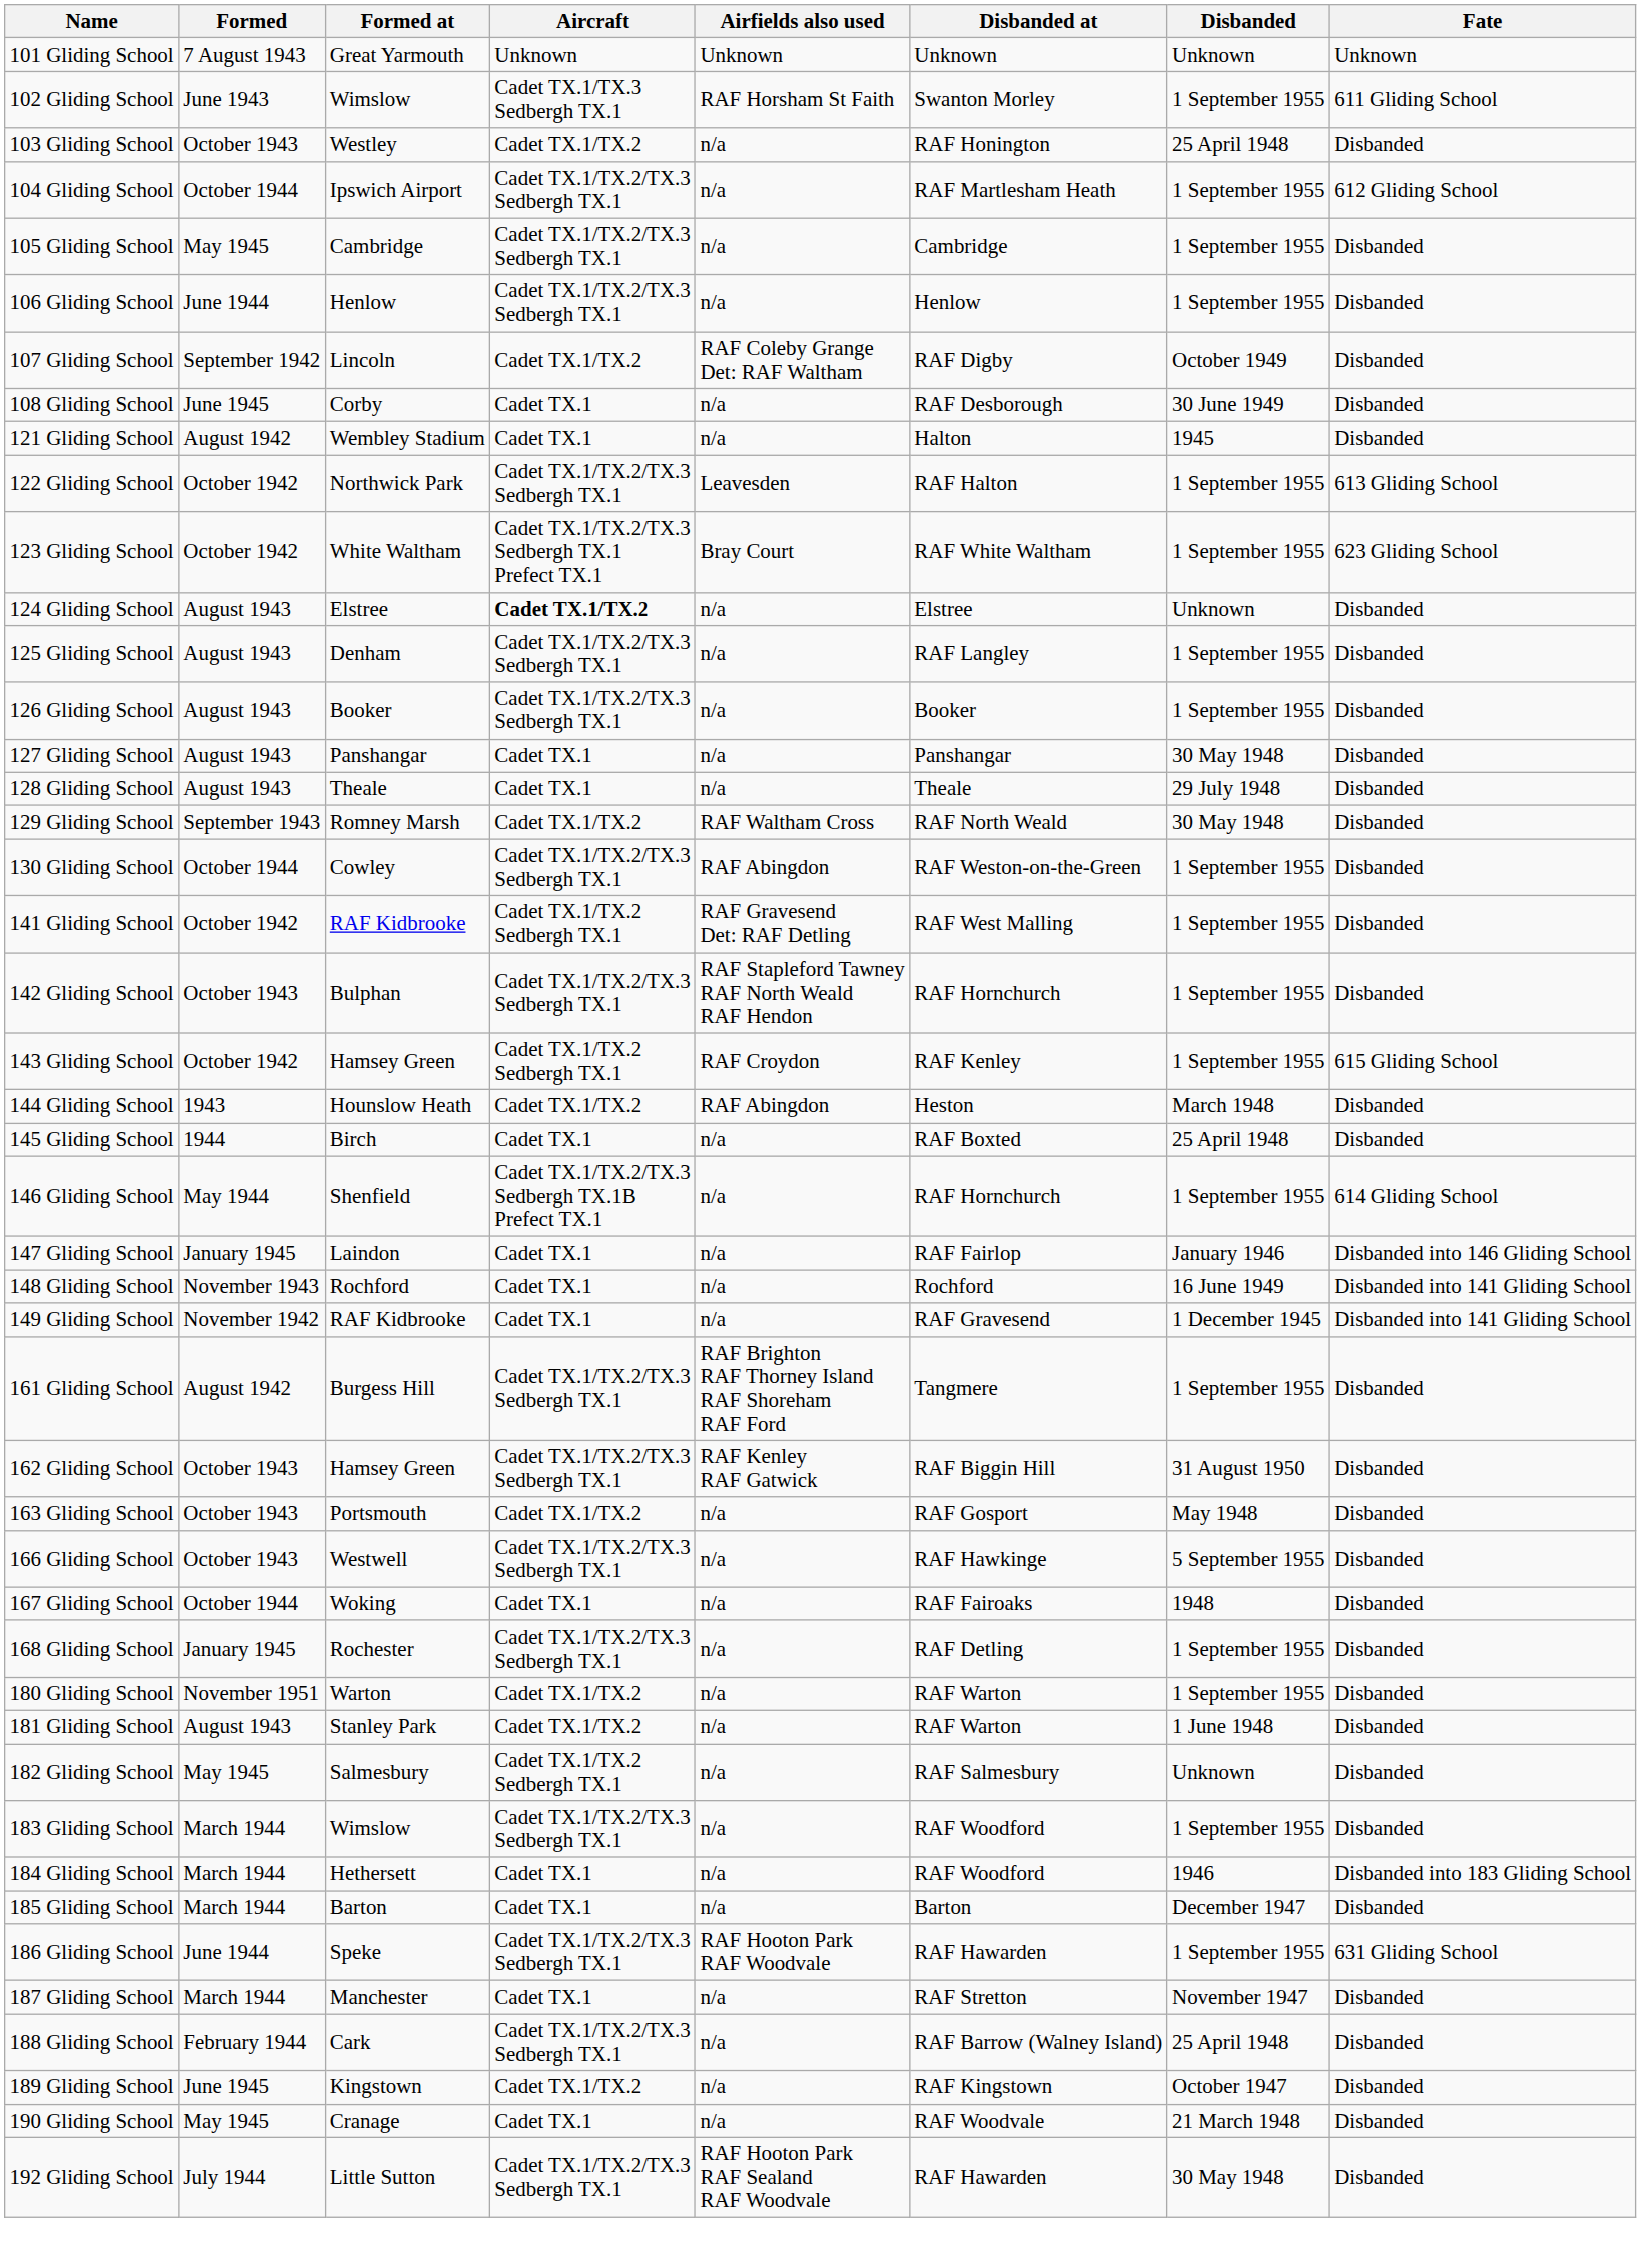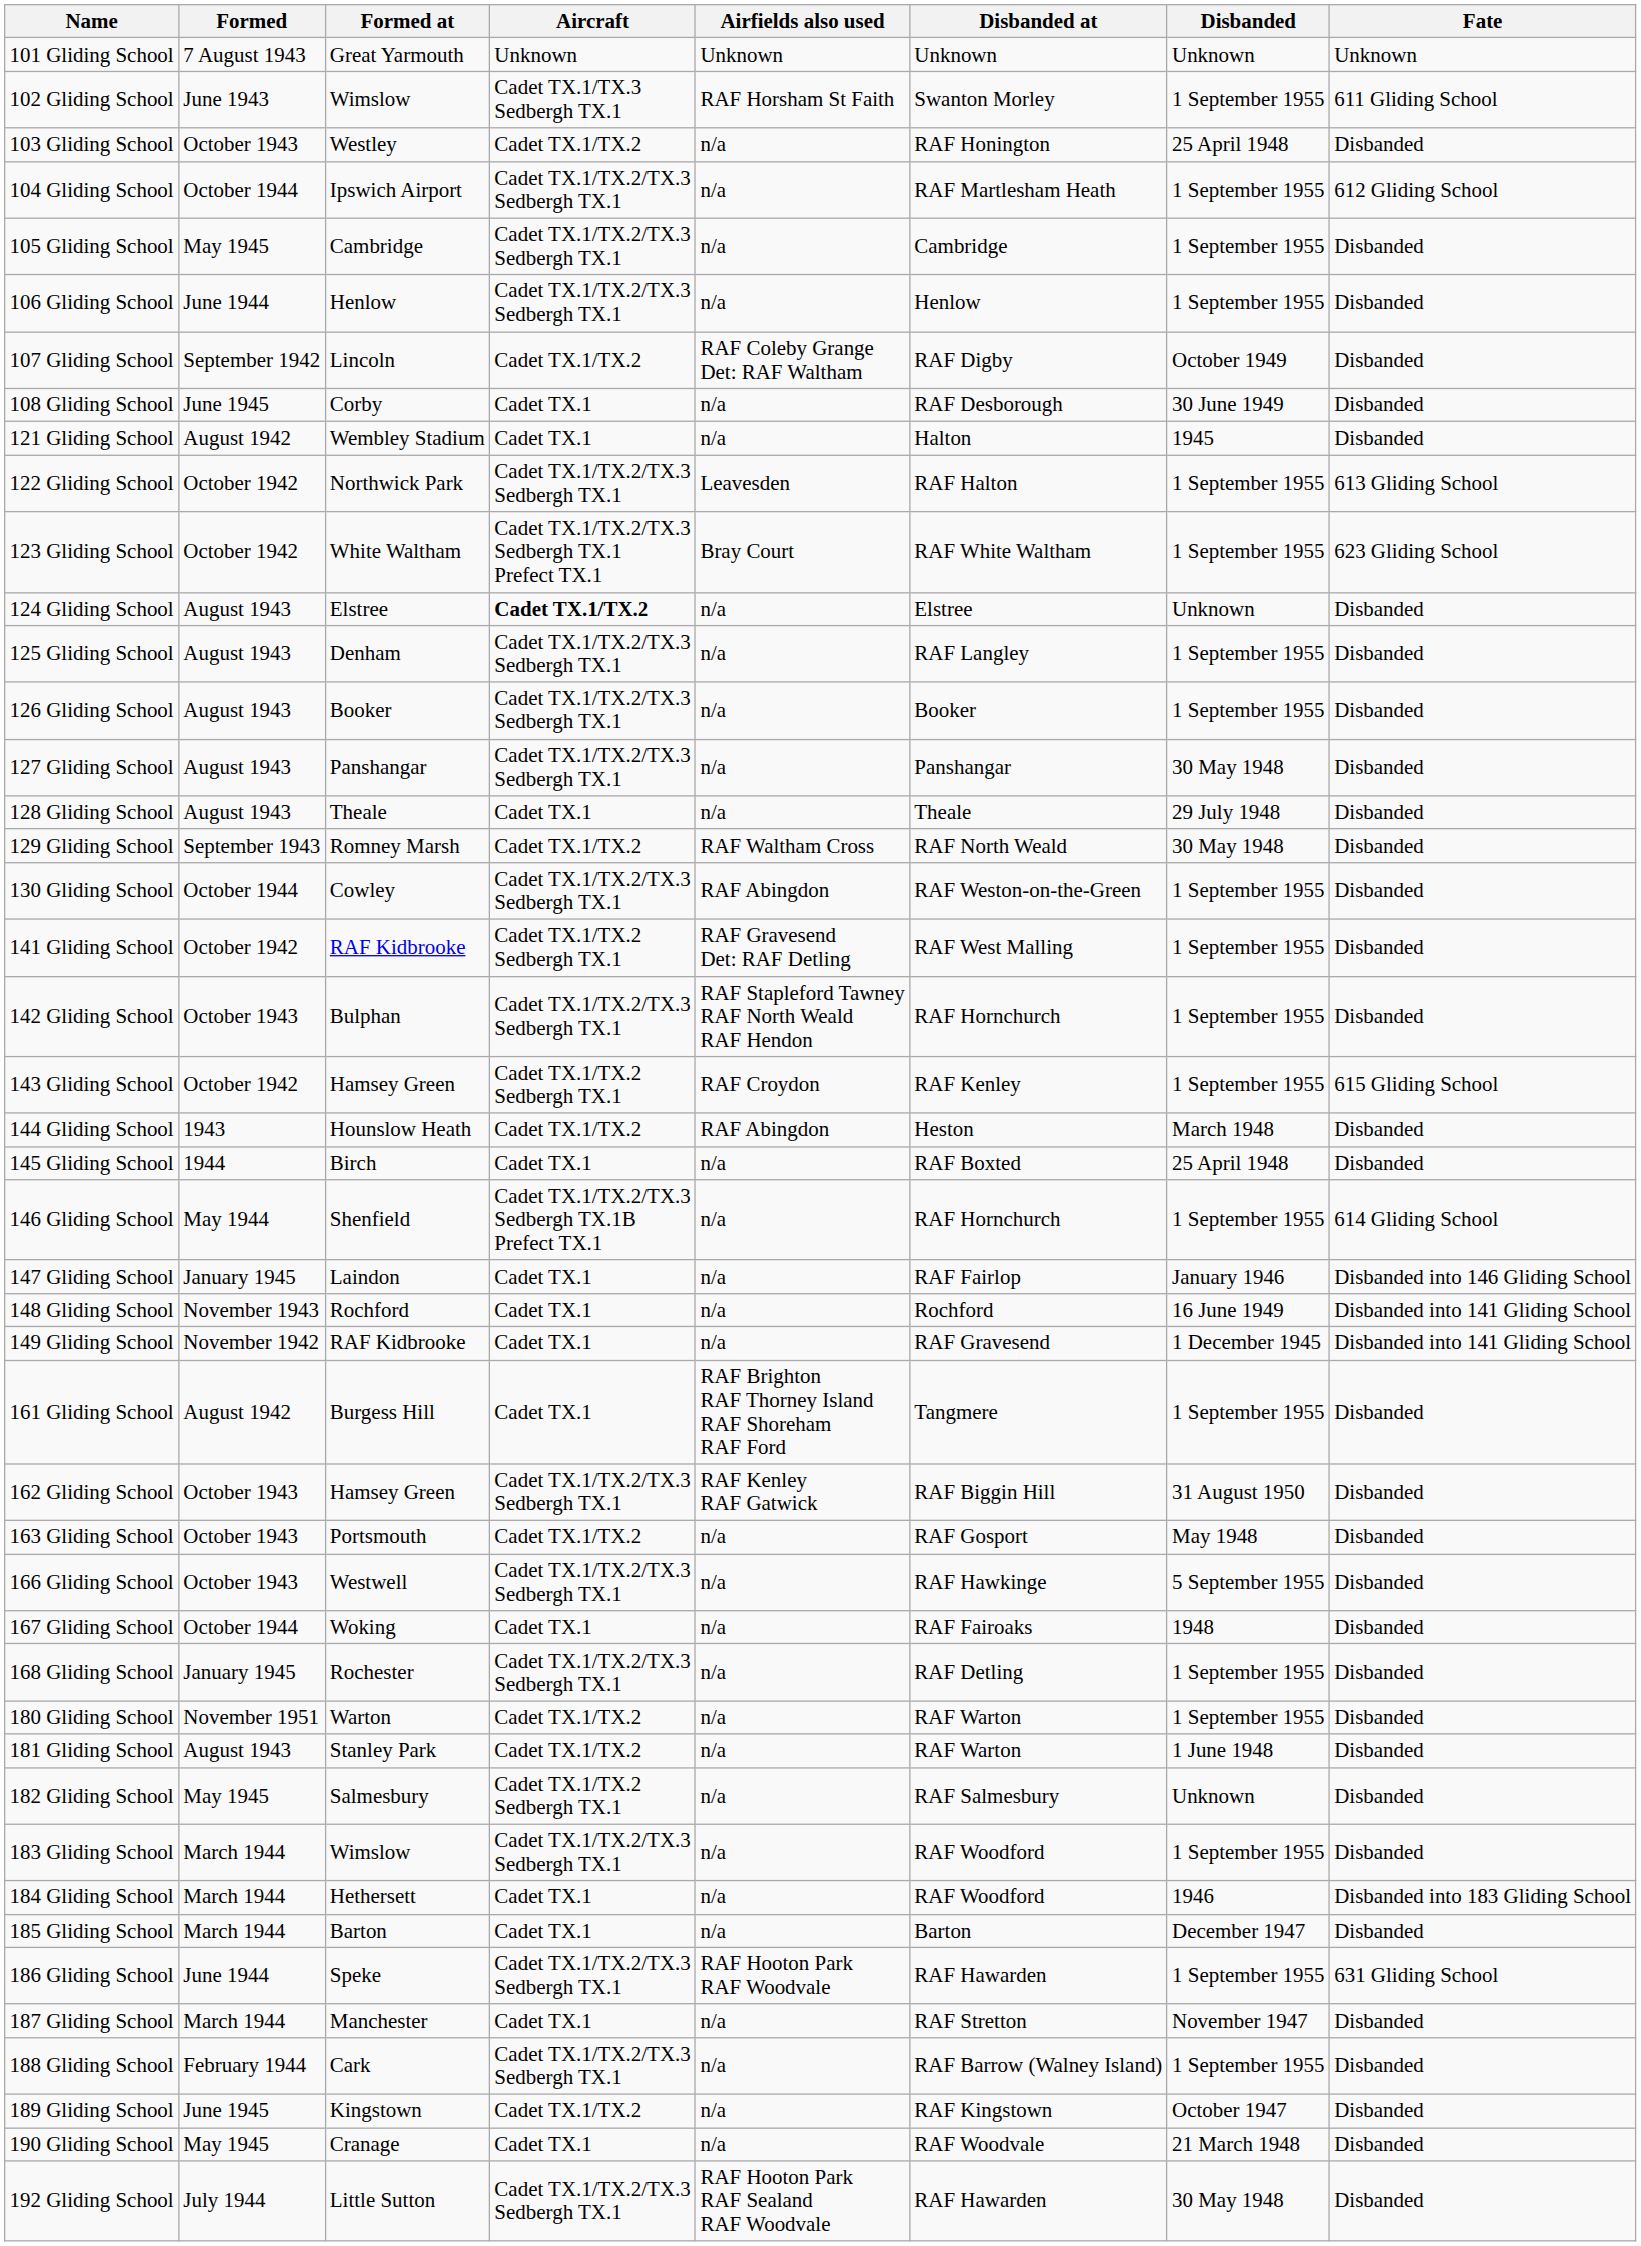(543, 755) Cadet TX.1 -> (593, 767) Cadet TX.1/TX.2/TX.3 Sedbergh TX.1
(593, 1388) Cadet TX.1/TX.2/TX.3 Sedbergh TX.1 -> (543, 1411) Cadet TX.1
(1230, 2042) 25 April 1948 -> (1248, 2065) 1 September 1955
